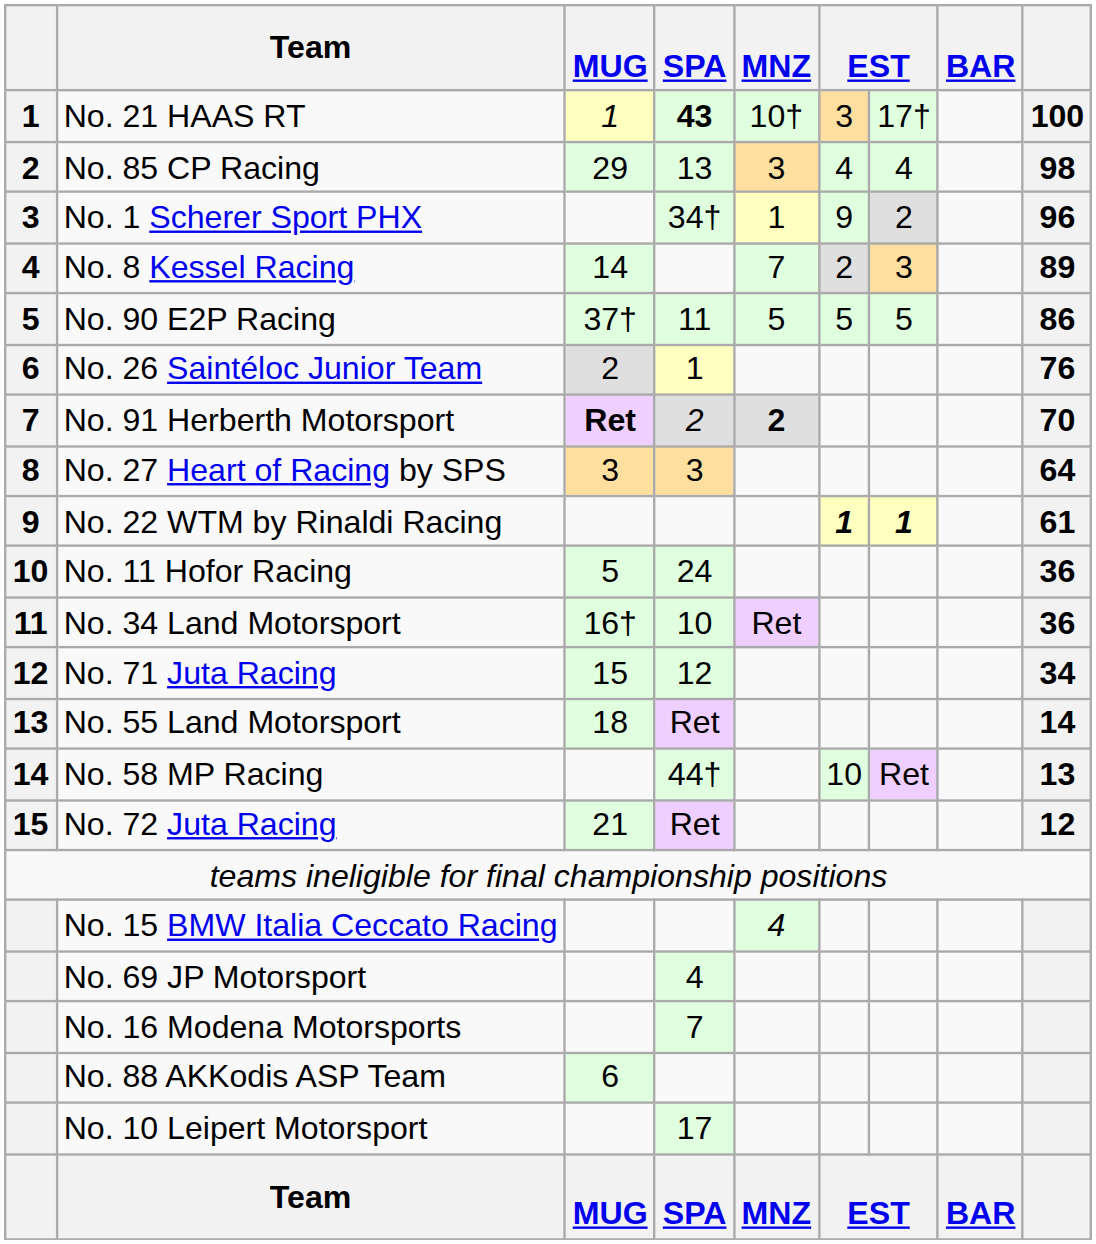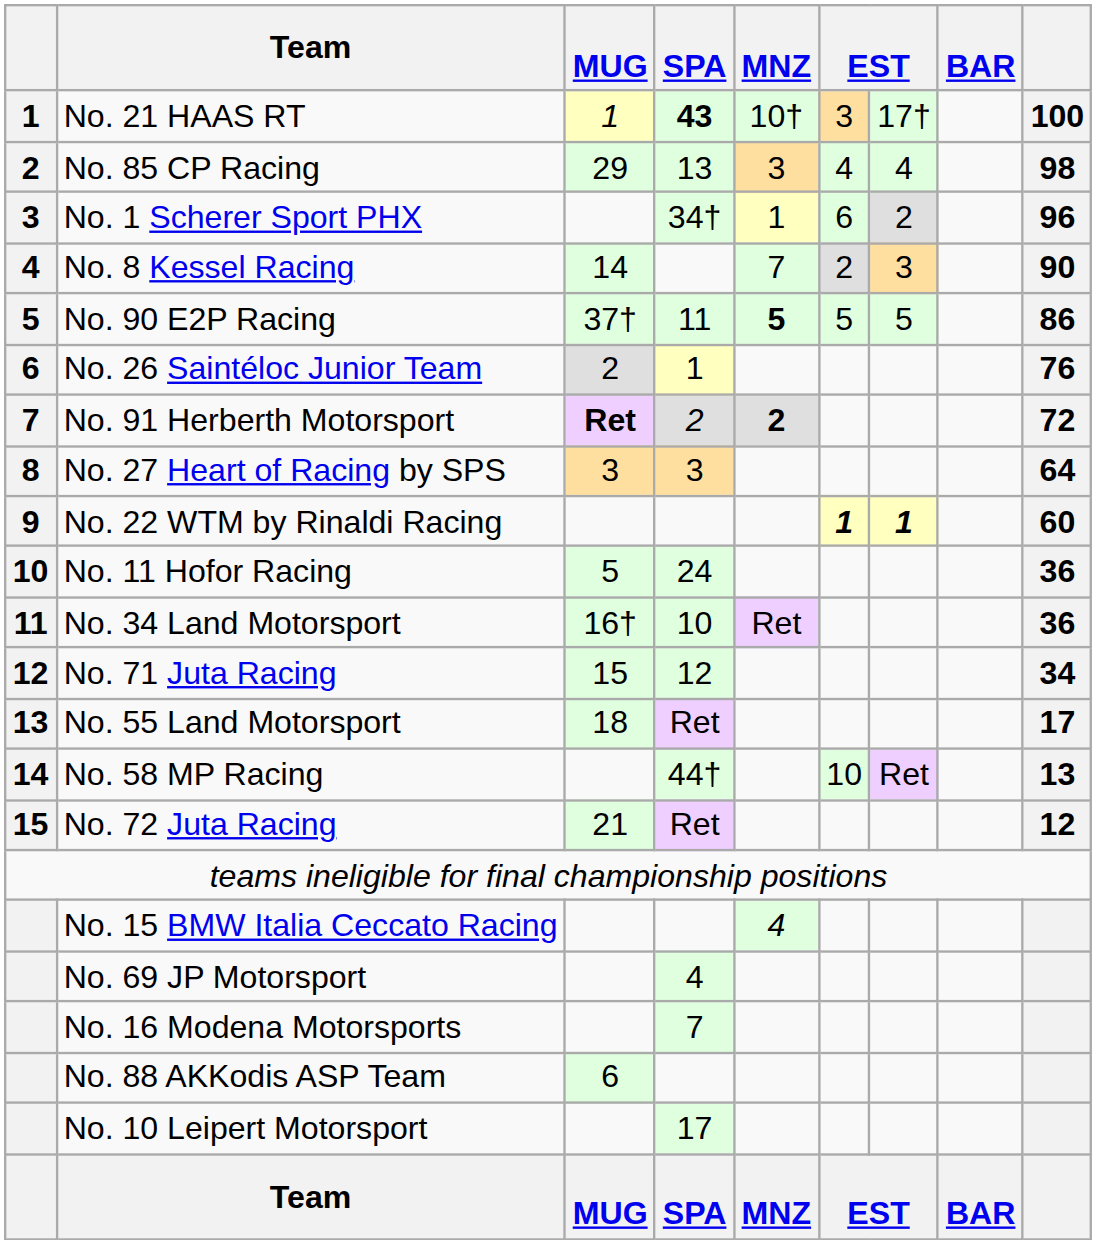(844, 217) 9 -> (844, 217) 6
(1057, 268) 89 -> (1057, 268) 90
(776, 318) normal -> (776, 318) bold
(1057, 420) 70 -> (1057, 420) 72
(1057, 521) 61 -> (1057, 521) 60
(1057, 723) 14 -> (1057, 723) 17
